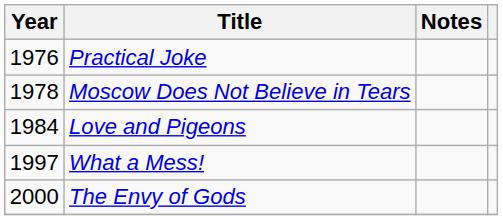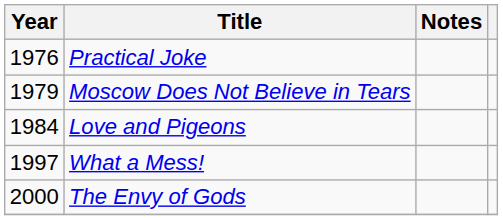(34, 92) 1978 -> (34, 92) 1979
